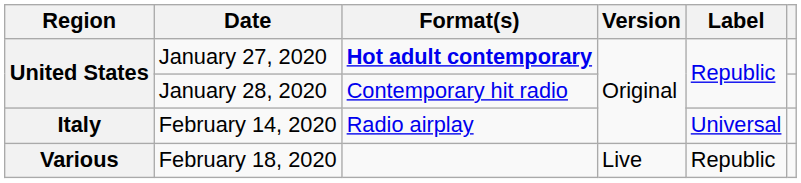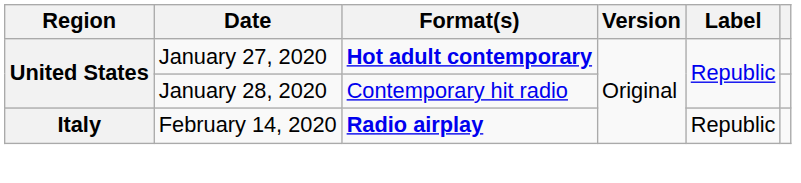(410, 125) normal -> (415, 125) bold
(736, 125) Universal -> (733, 125) Republic
- row: (248, 159)
